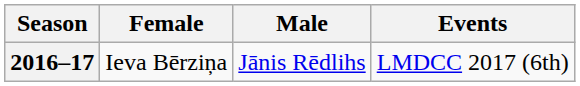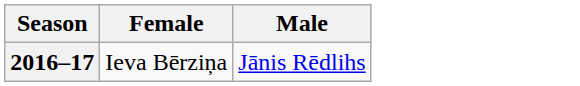- column: (473, 23)
